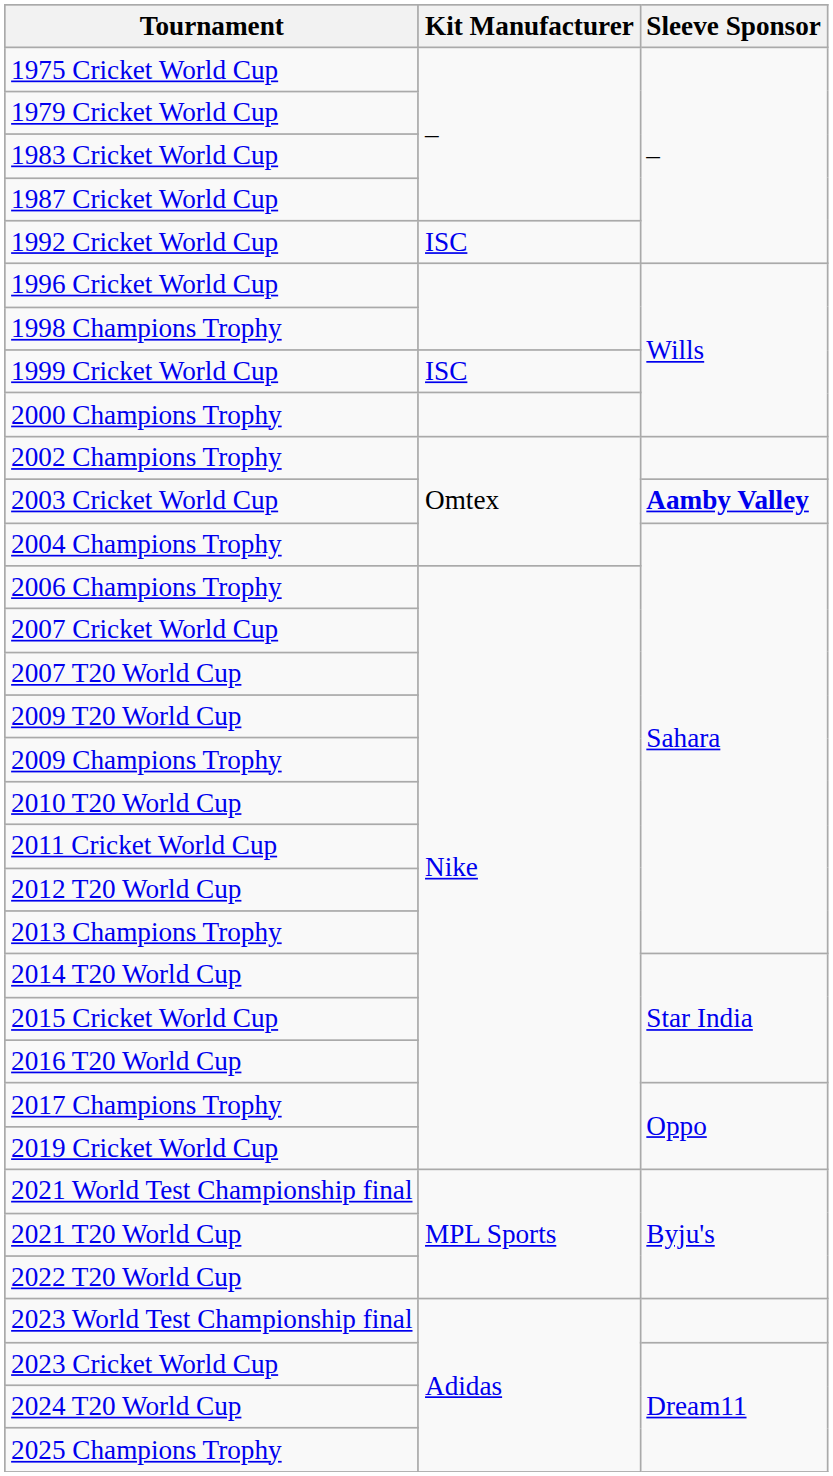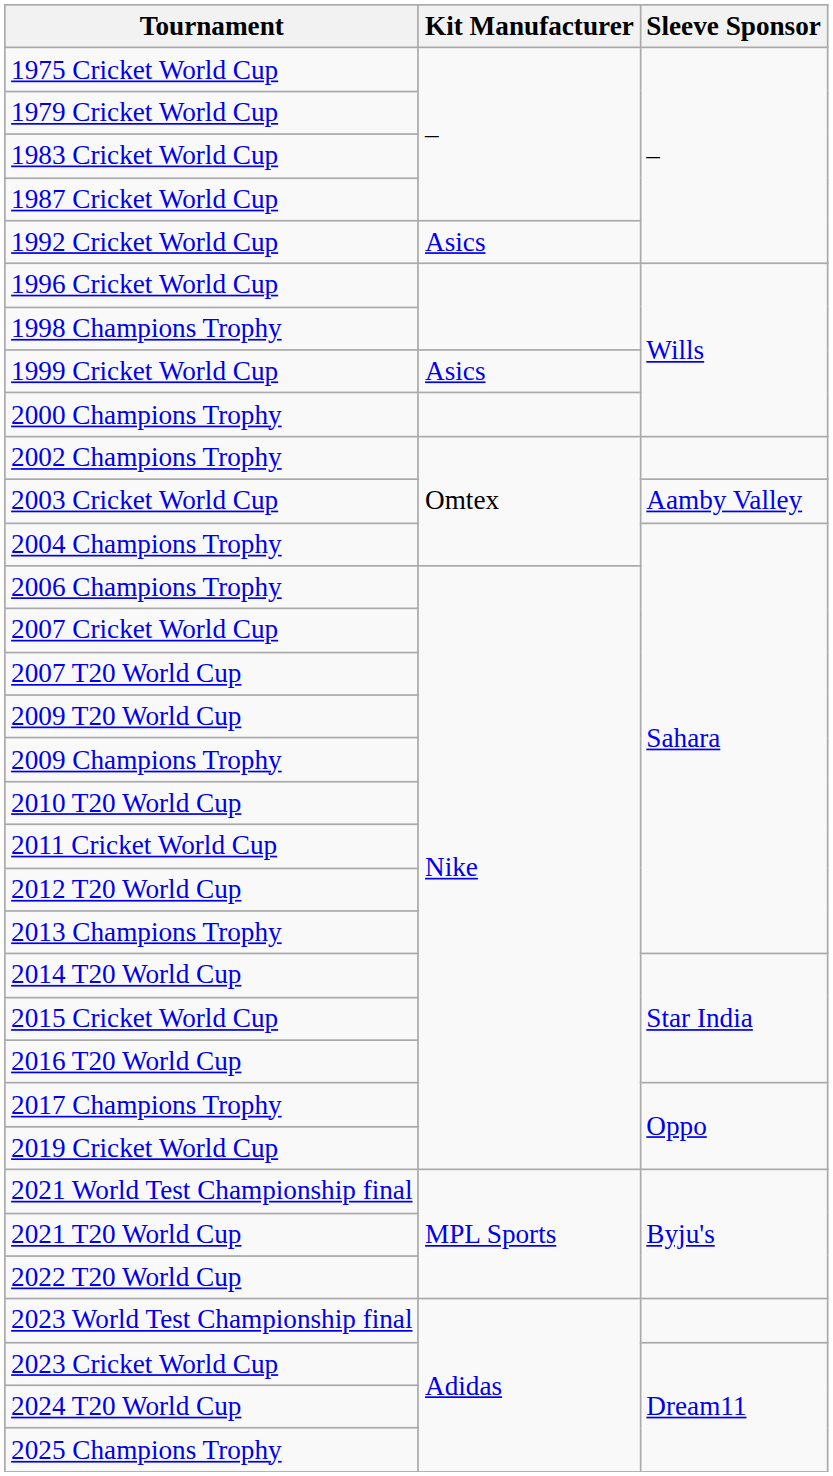(446, 241) ISC -> (455, 241) Asics
(446, 371) ISC -> (455, 371) Asics
(728, 500) bold -> (724, 500) normal
